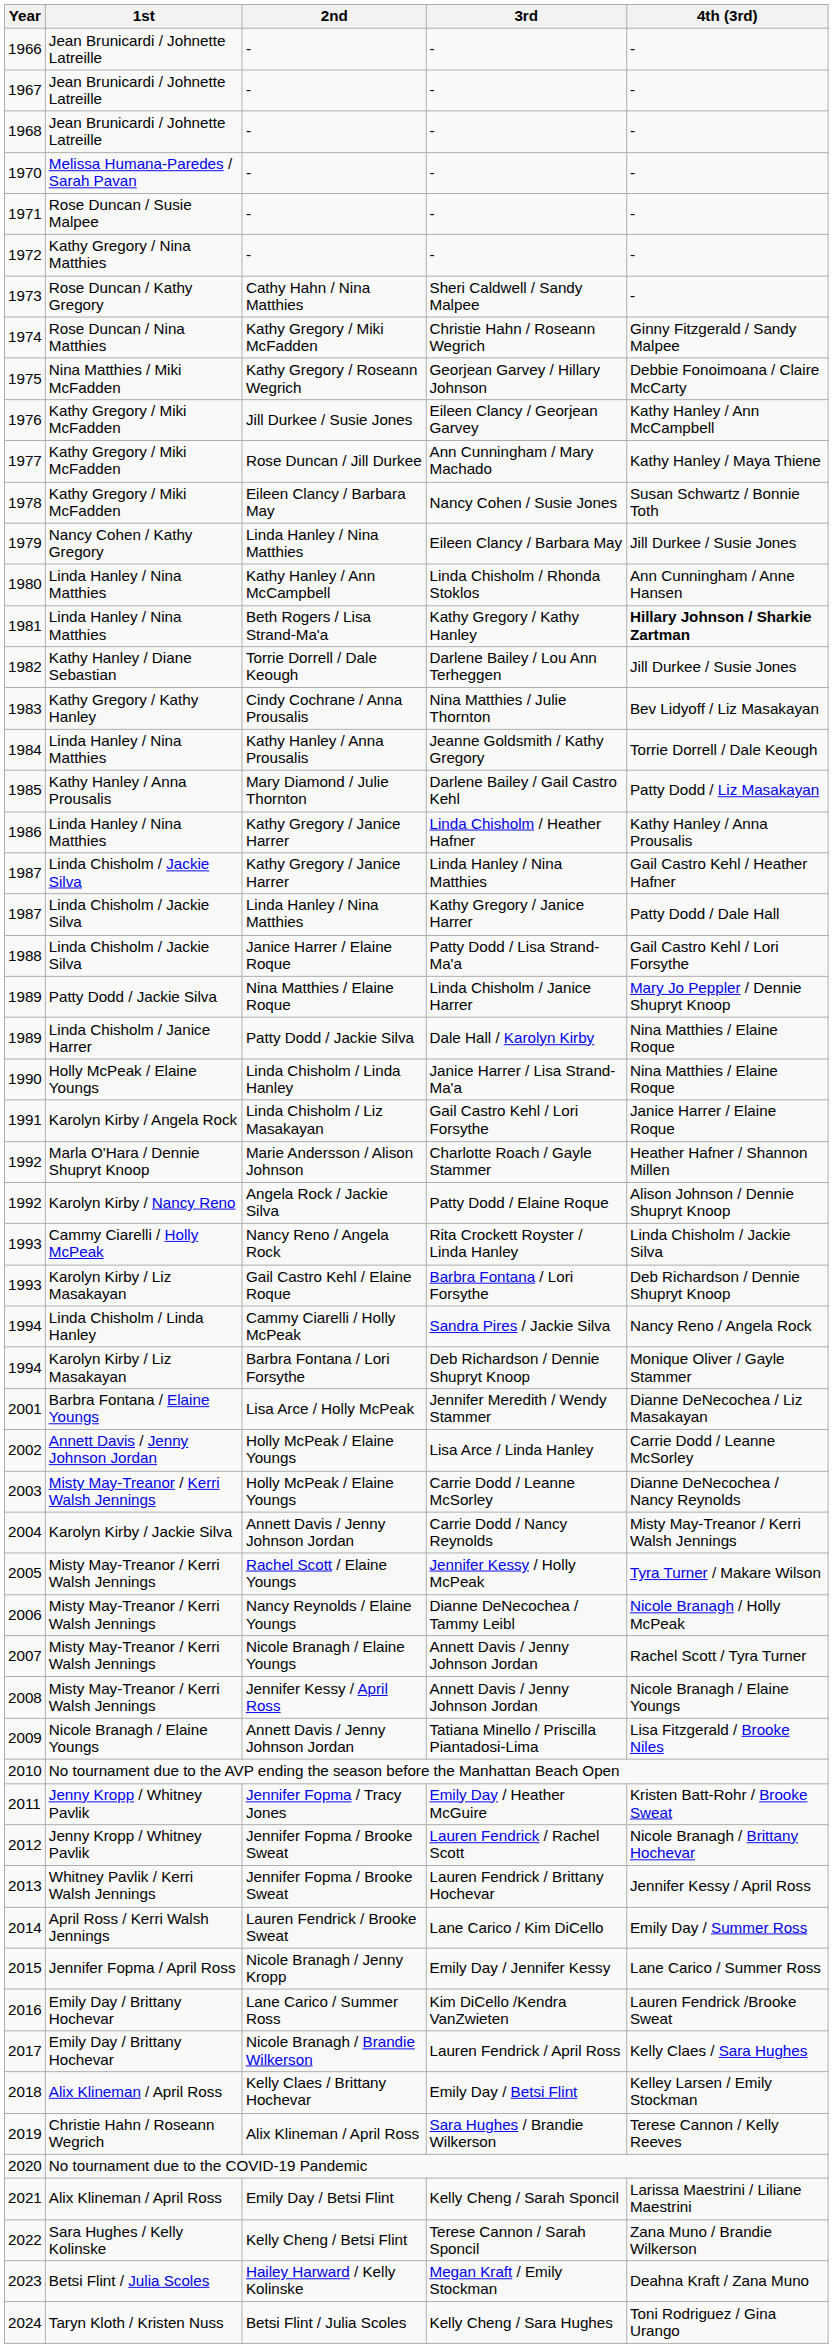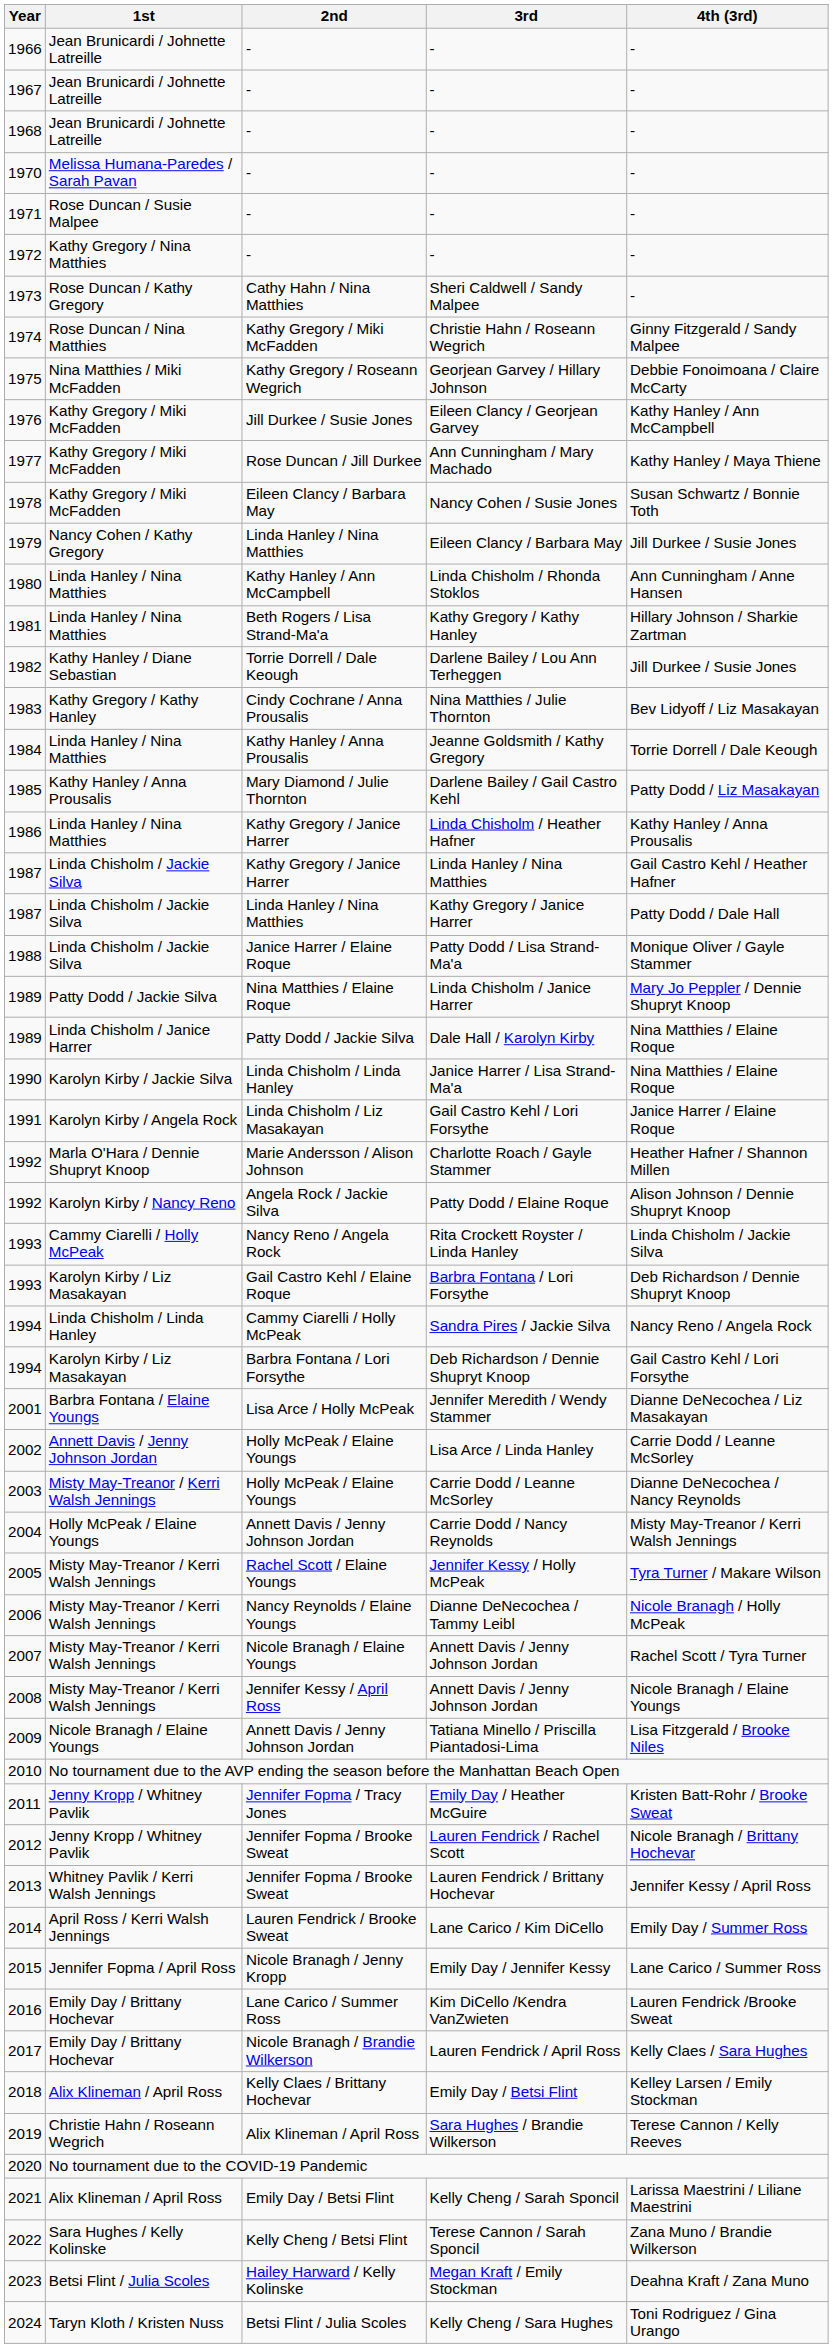(721, 626) bold -> (714, 626) normal
(704, 955) Gail Castro Kehl / Lori Forsythe -> (707, 955) Monique Oliver / Gayle Stammer
(123, 1079) Holly McPeak / Elaine Youngs -> (140, 1079) Karolyn Kirby / Jackie Silva
(707, 1367) Monique Oliver / Gayle Stammer -> (704, 1367) Gail Castro Kehl / Lori Forsythe
(140, 1532) Karolyn Kirby / Jackie Silva -> (123, 1532) Holly McPeak / Elaine Youngs
